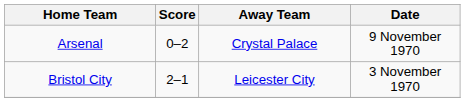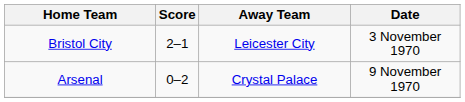rows swapped: (80, 79) <-> (80, 43)
